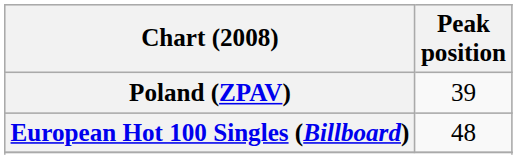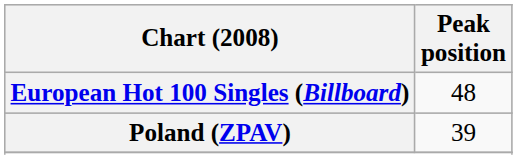rows swapped: (210, 132) <-> (210, 92)
